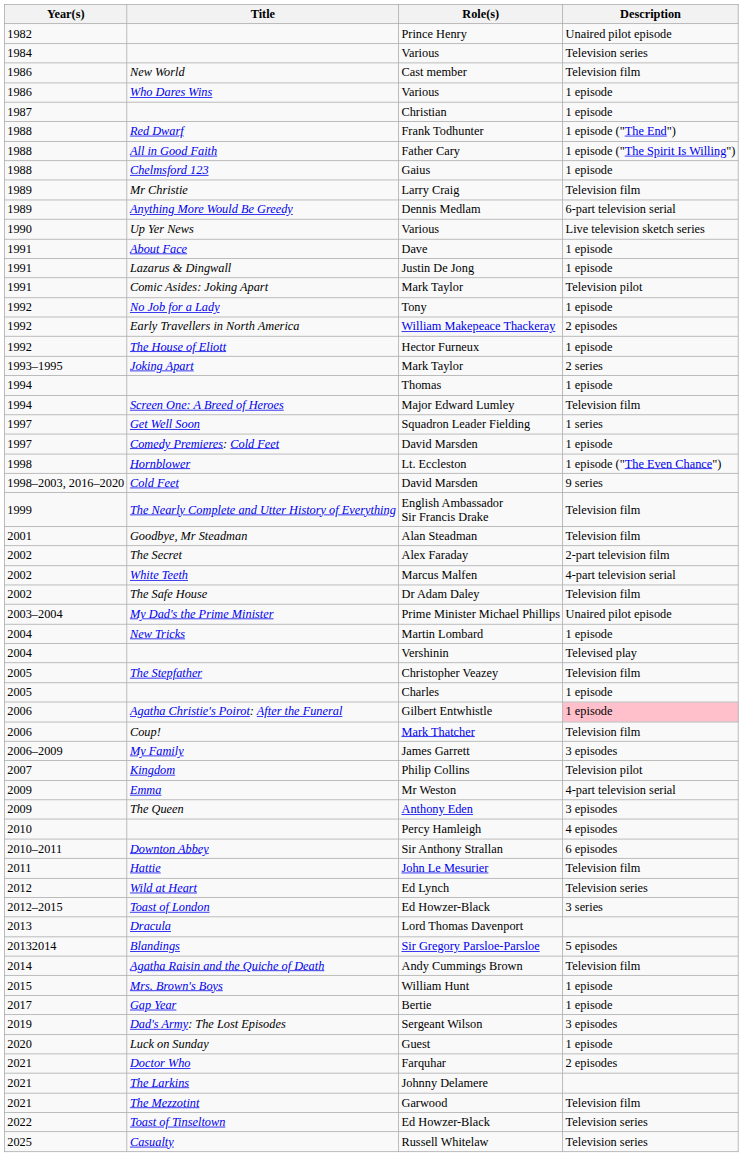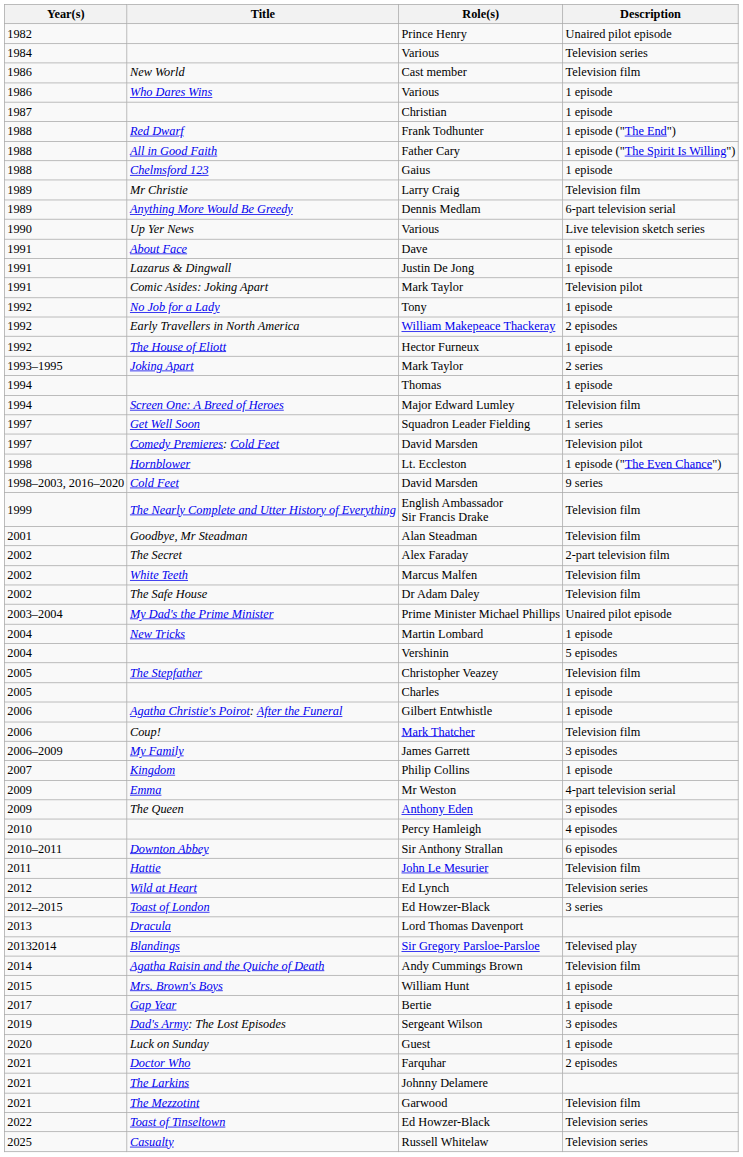(589, 444) 1 episode -> (604, 444) Television pilot
(621, 575) 4-part television serial -> (603, 575) Television film
(601, 653) Televised play -> (591, 653) 5 episodes
(589, 711) pink background -> (589, 711) no background
(604, 770) Television pilot -> (589, 770) 1 episode
(591, 946) 5 episodes -> (601, 946) Televised play
